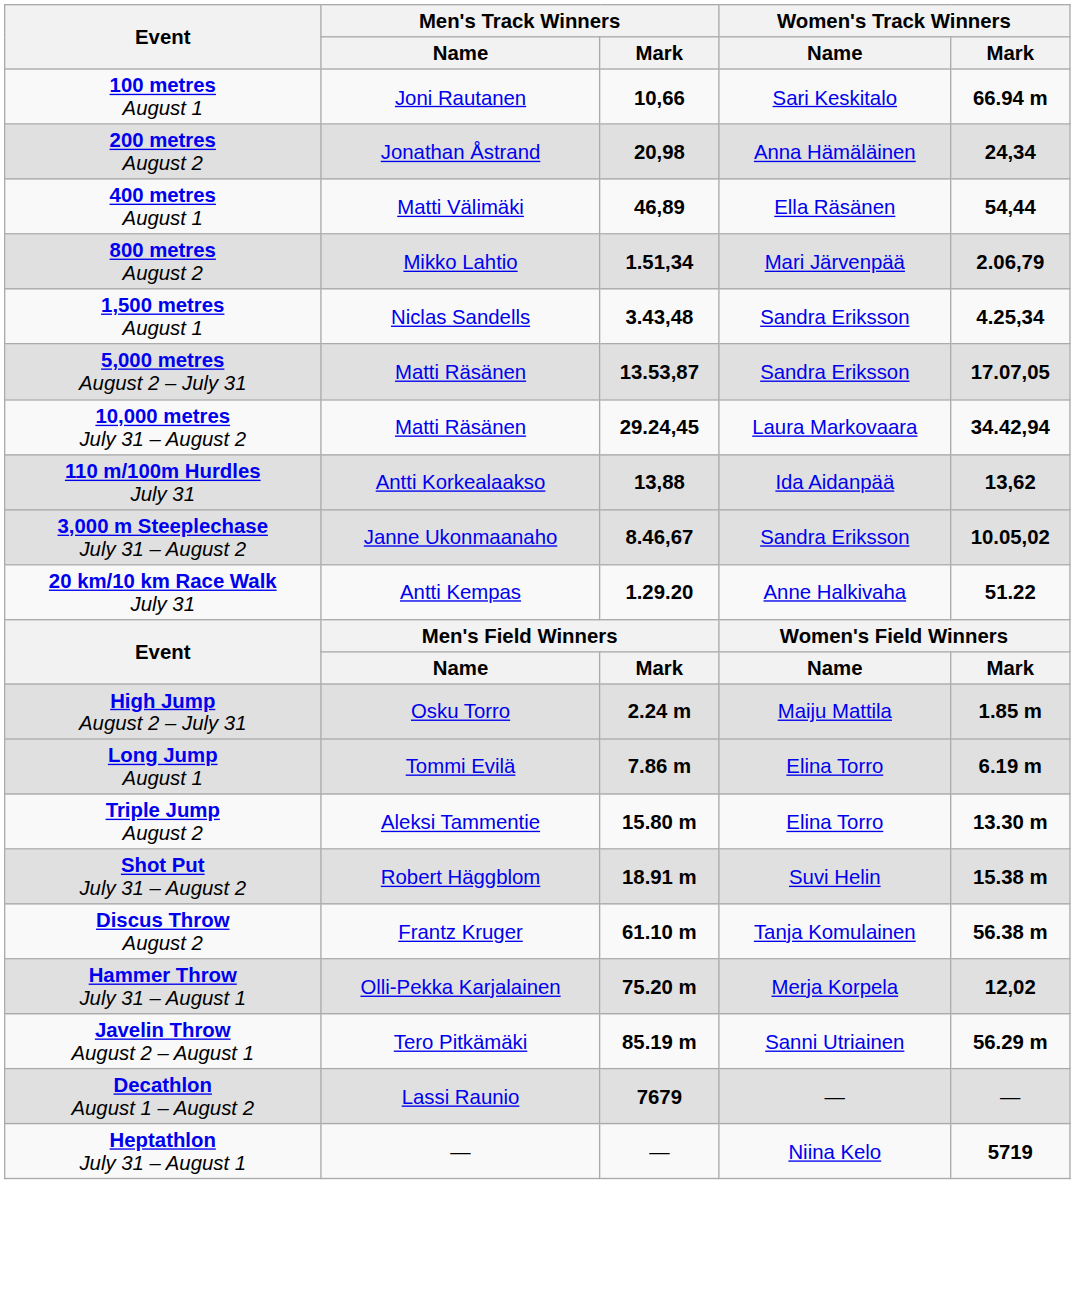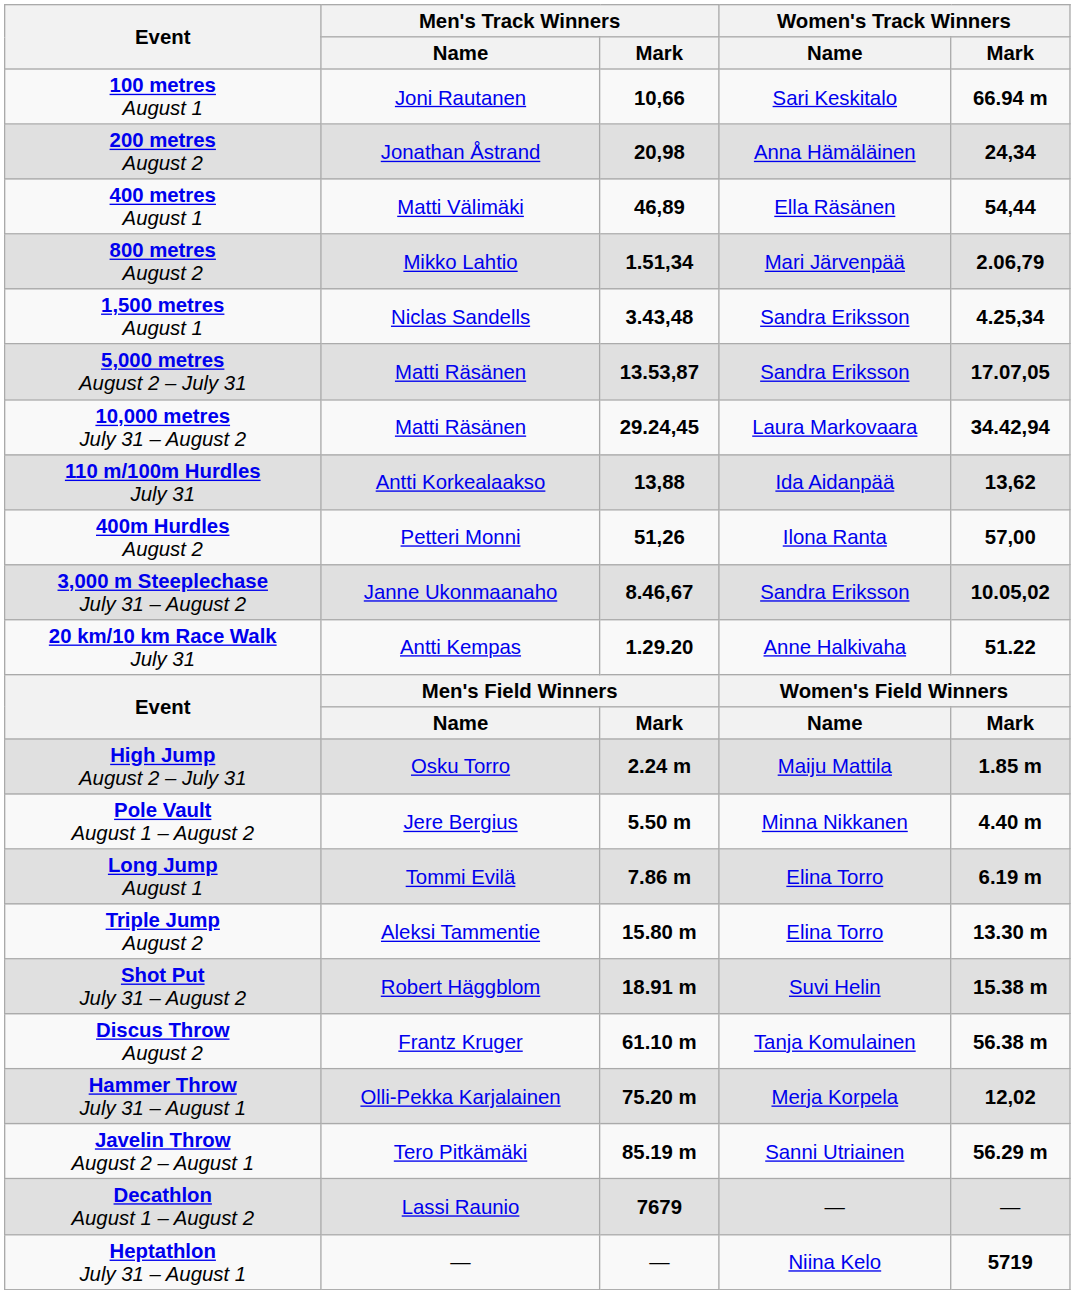+ row: (163, 537)
+ row: (163, 822)
